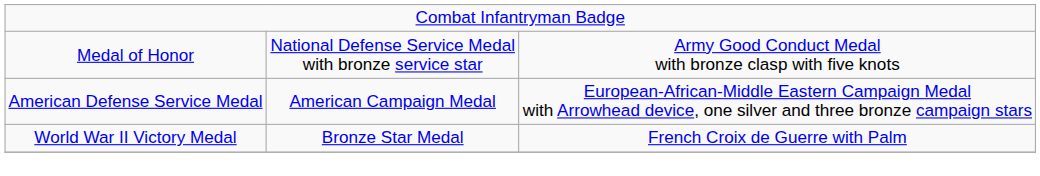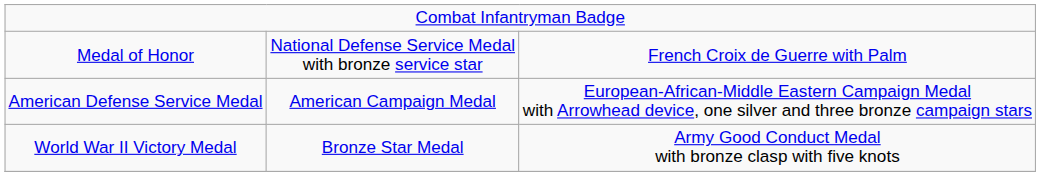(777, 54) Army Good Conduct Medal with bronze clasp with five knots -> (777, 54) French Croix de Guerre with Palm
(777, 138) French Croix de Guerre with Palm -> (777, 147) Army Good Conduct Medal with bronze clasp with five knots
